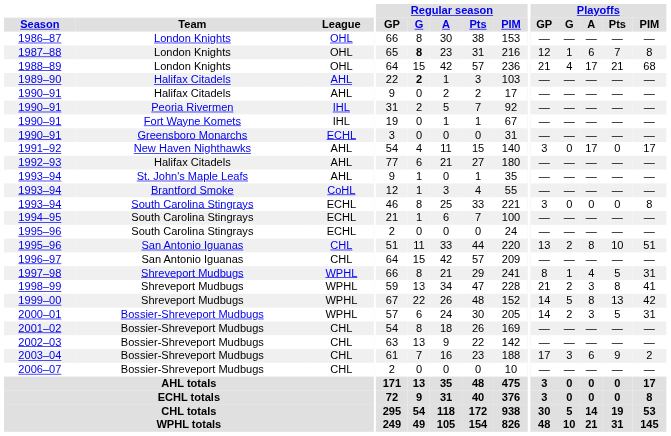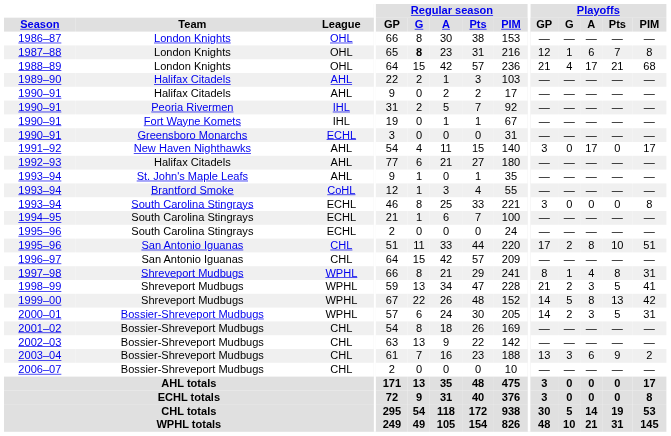(419, 80) bold -> (419, 80) normal
(544, 245) 13 -> (544, 245) 17
(617, 273) 5 -> (617, 273) 8
(617, 287) 8 -> (617, 287) 5
(544, 356) 17 -> (544, 356) 13
